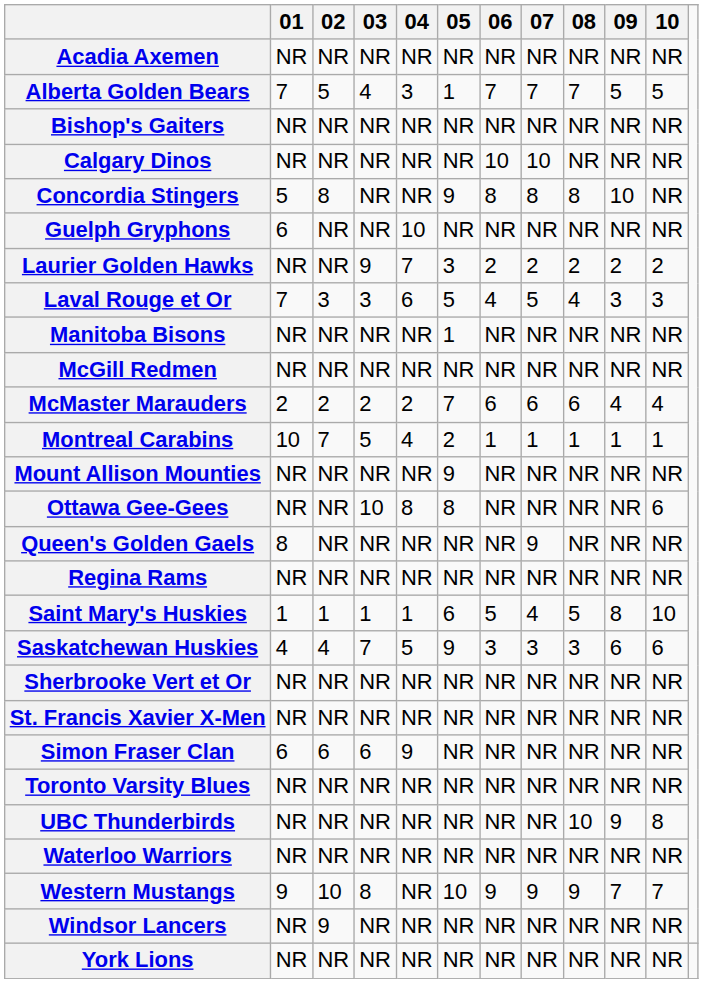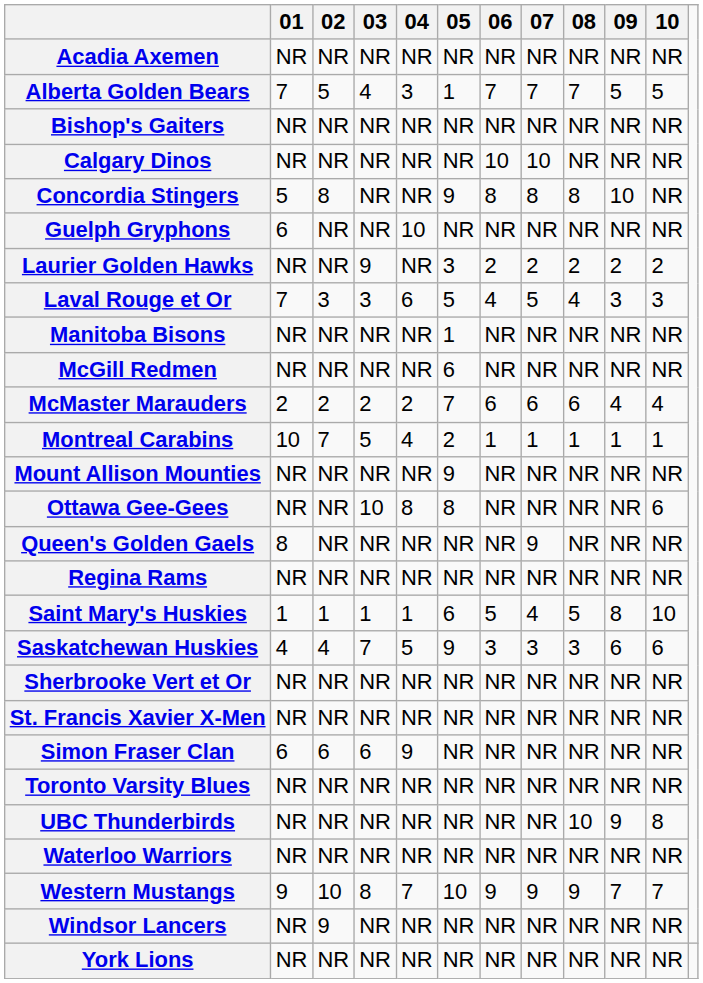(407, 265) 7 -> (417, 265) NR
(459, 369) NR -> (449, 369) 6
(417, 890) NR -> (407, 890) 7
